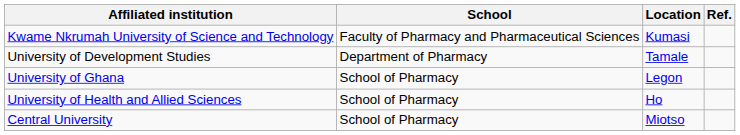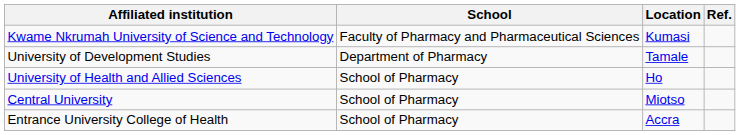- row: (66, 78)
+ row: (118, 120)
